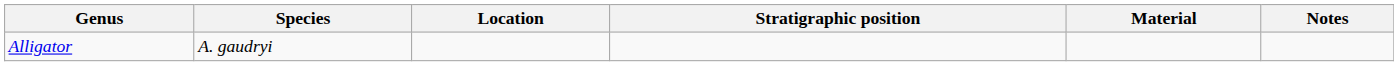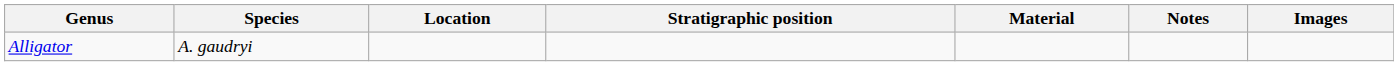+ column: (1321, 18)
